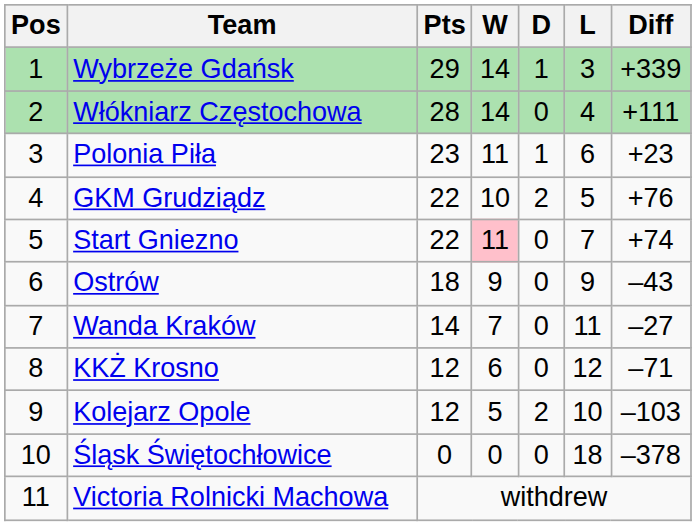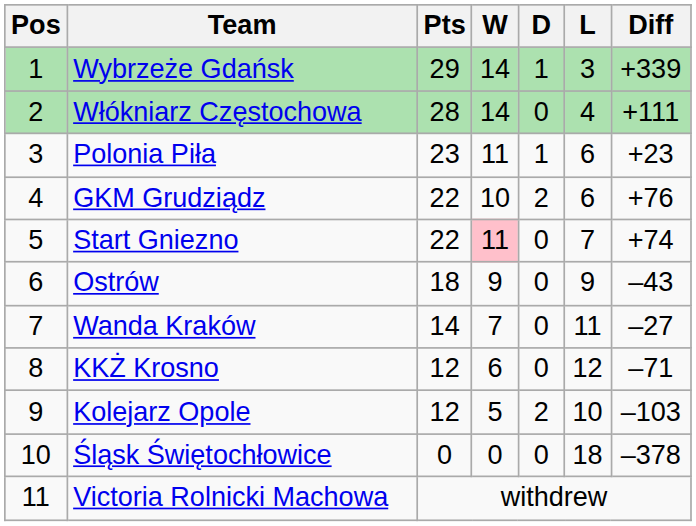(588, 197) 5 -> (588, 197) 6
